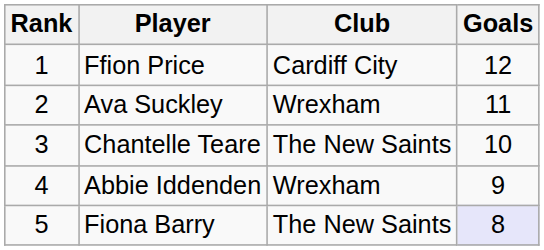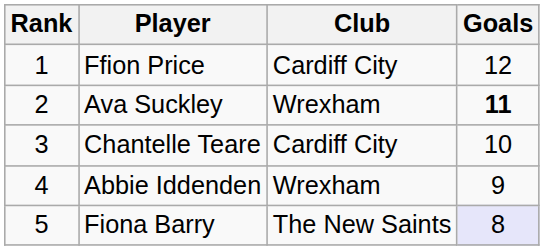(498, 104) normal -> (498, 104) bold
(362, 144) The New Saints -> (335, 144) Cardiff City
